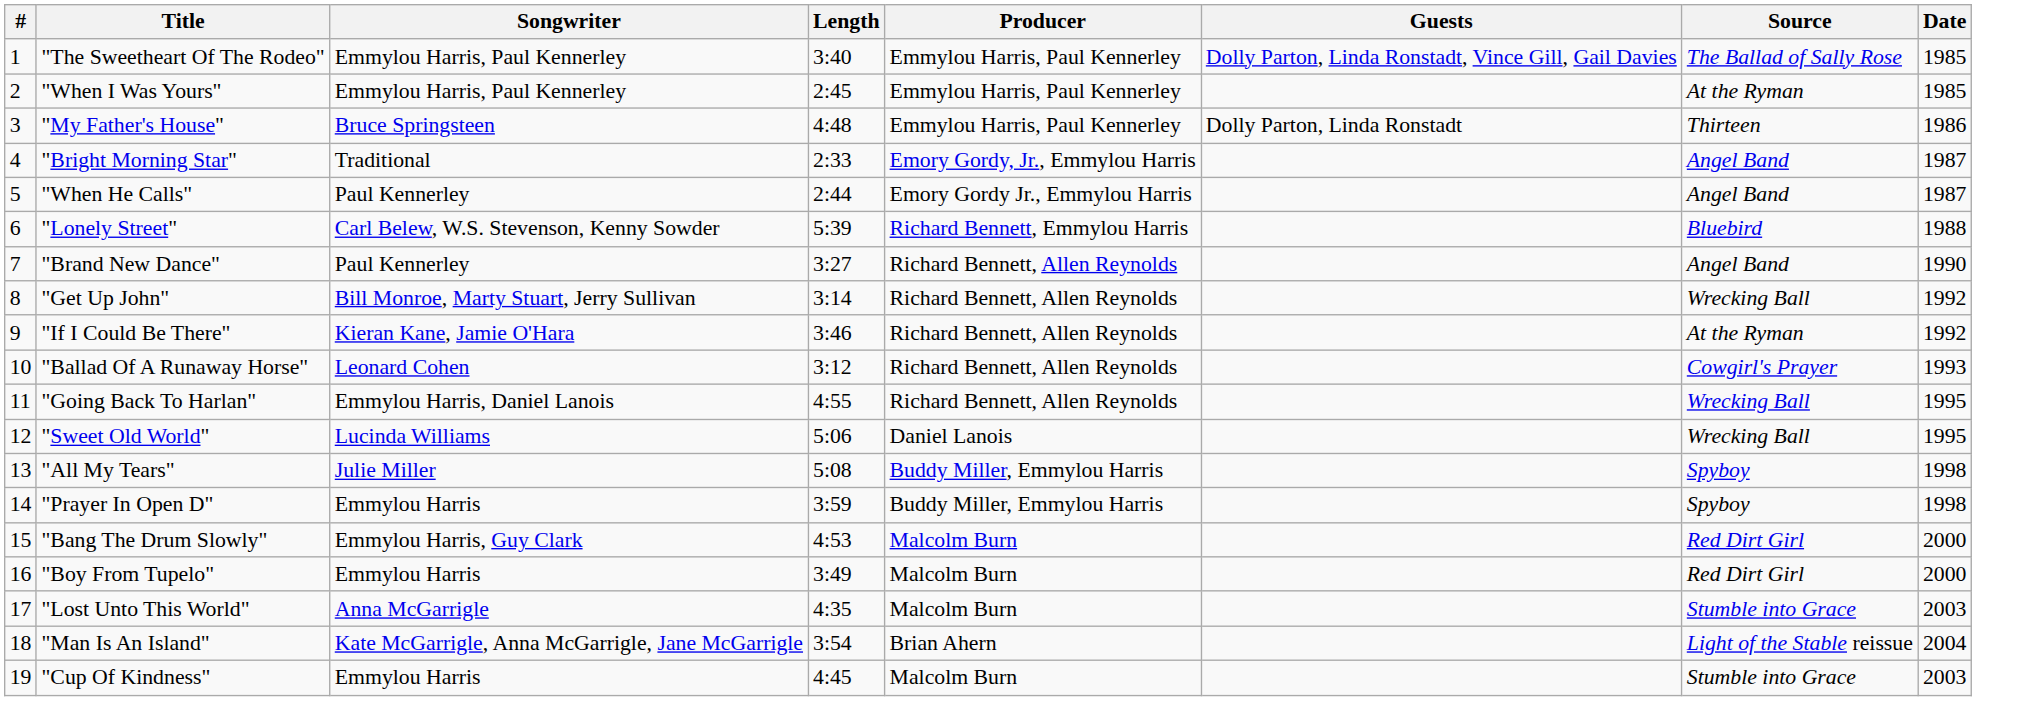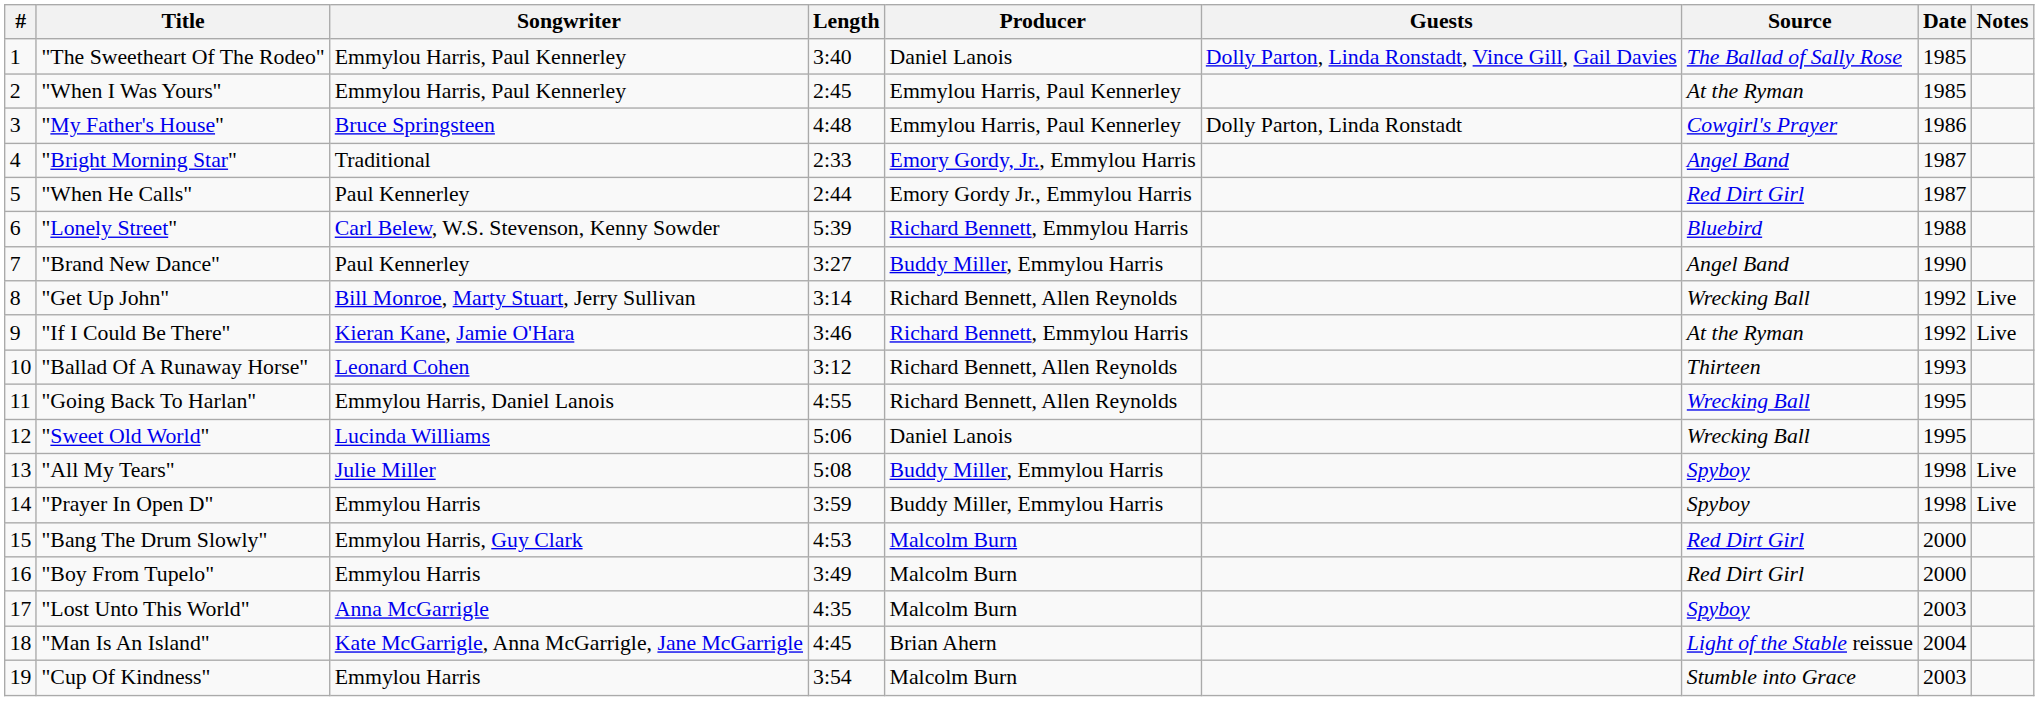+ column: (2002, 21)
(1035, 56) Emmylou Harris, Paul Kennerley -> (951, 56) Daniel Lanois
(1724, 125) Thirteen -> (1762, 125) Cowgirl's Prayer
(1738, 194) Angel Band -> (1745, 194) Red Dirt Girl
(1033, 263) Richard Bennett, Allen Reynolds -> (1026, 263) Buddy Miller, Emmylou Harris
(1033, 332) Richard Bennett, Allen Reynolds -> (1039, 332) Richard Bennett, Emmylou Harris
(1762, 366) Cowgirl's Prayer -> (1724, 366) Thirteen
(1771, 608) Stumble into Grace -> (1718, 608) Spyboy
(832, 642) 3:54 -> (832, 642) 4:45
(832, 677) 4:45 -> (832, 677) 3:54
